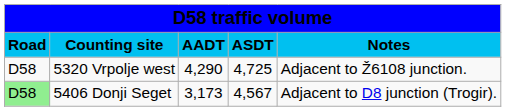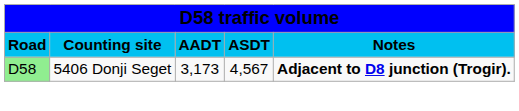- row: (114, 69)
(389, 93) normal -> (394, 69) bold
